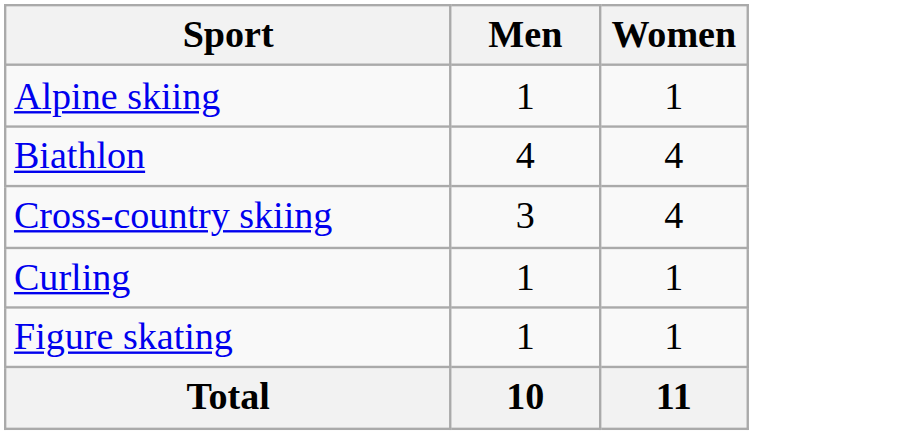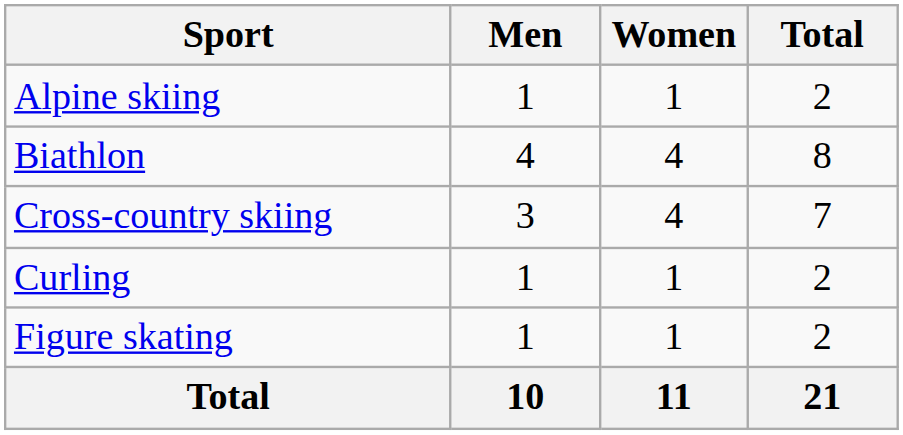+ column: (822, 34)
